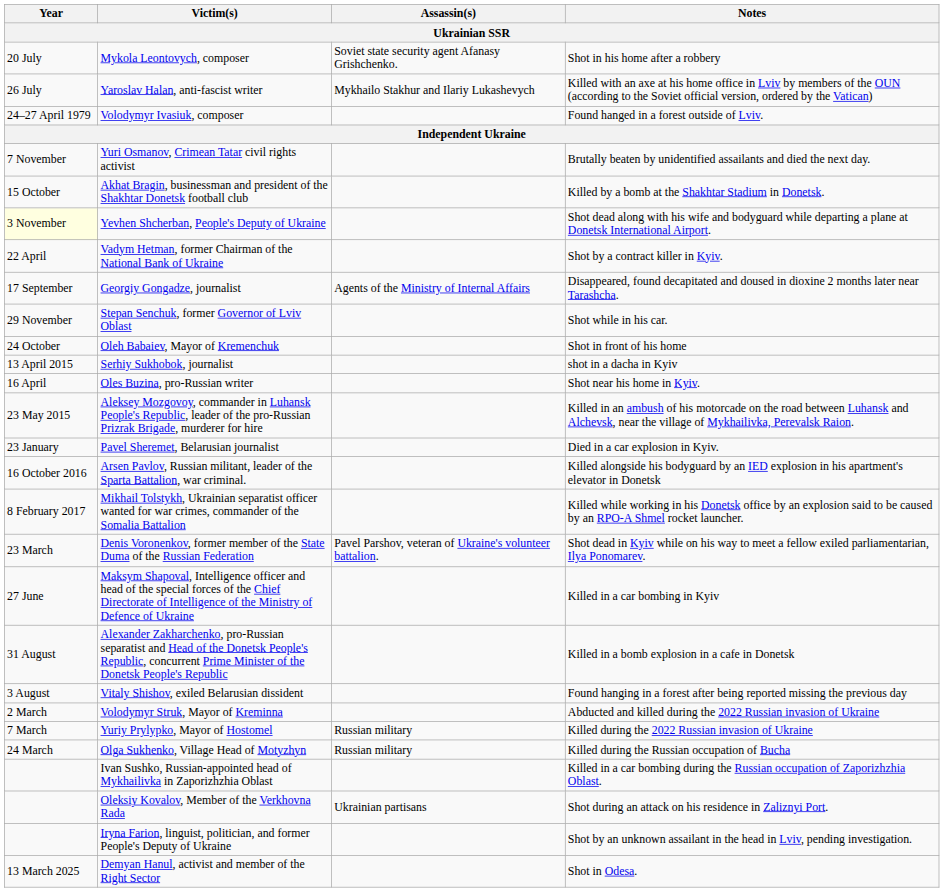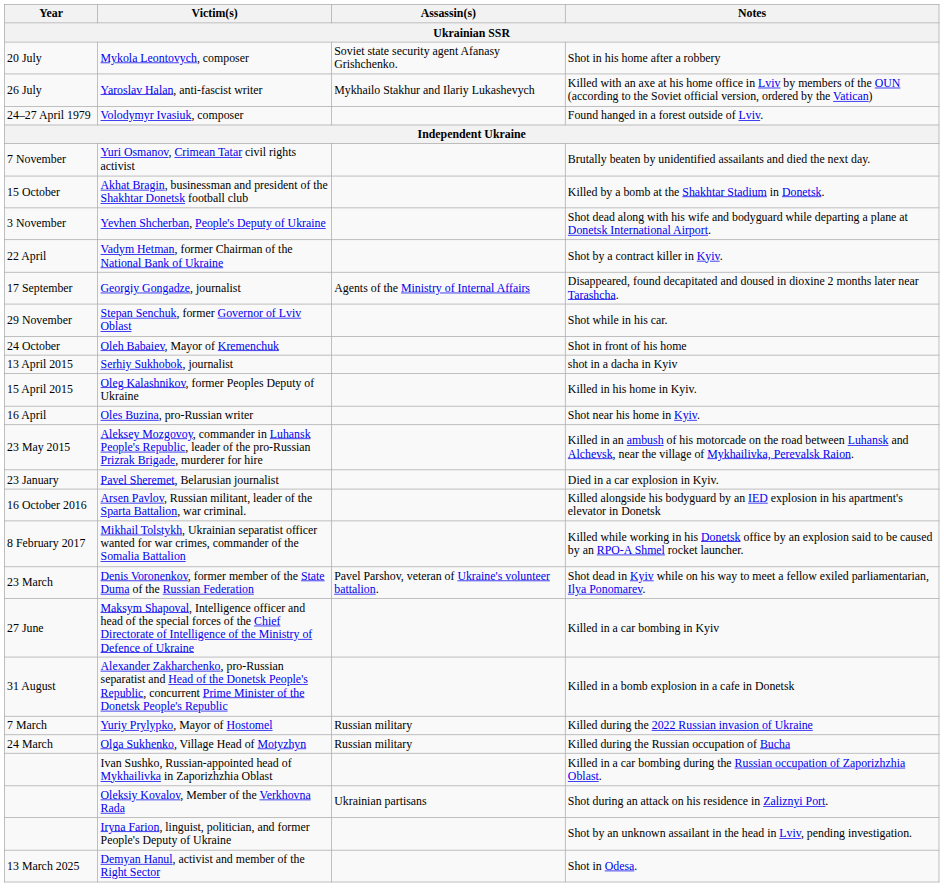(37, 224) lightyellow background -> (37, 224) no background
+ row: (207, 389)
- row: (202, 693)
- row: (192, 712)
